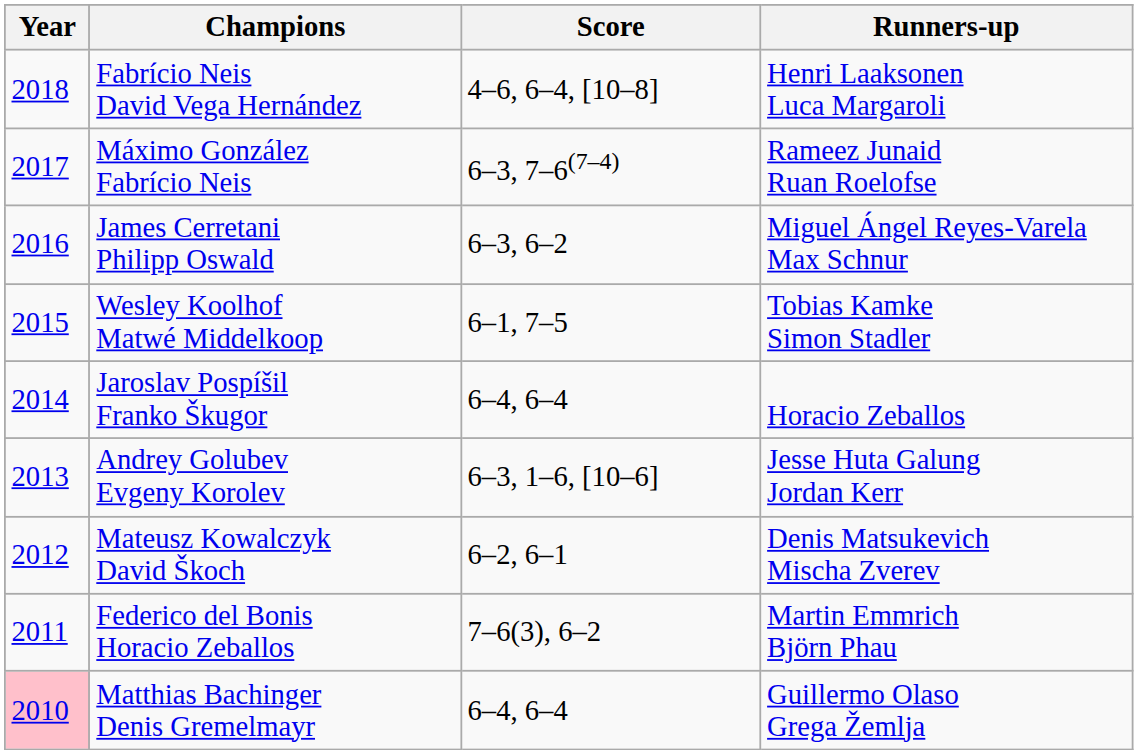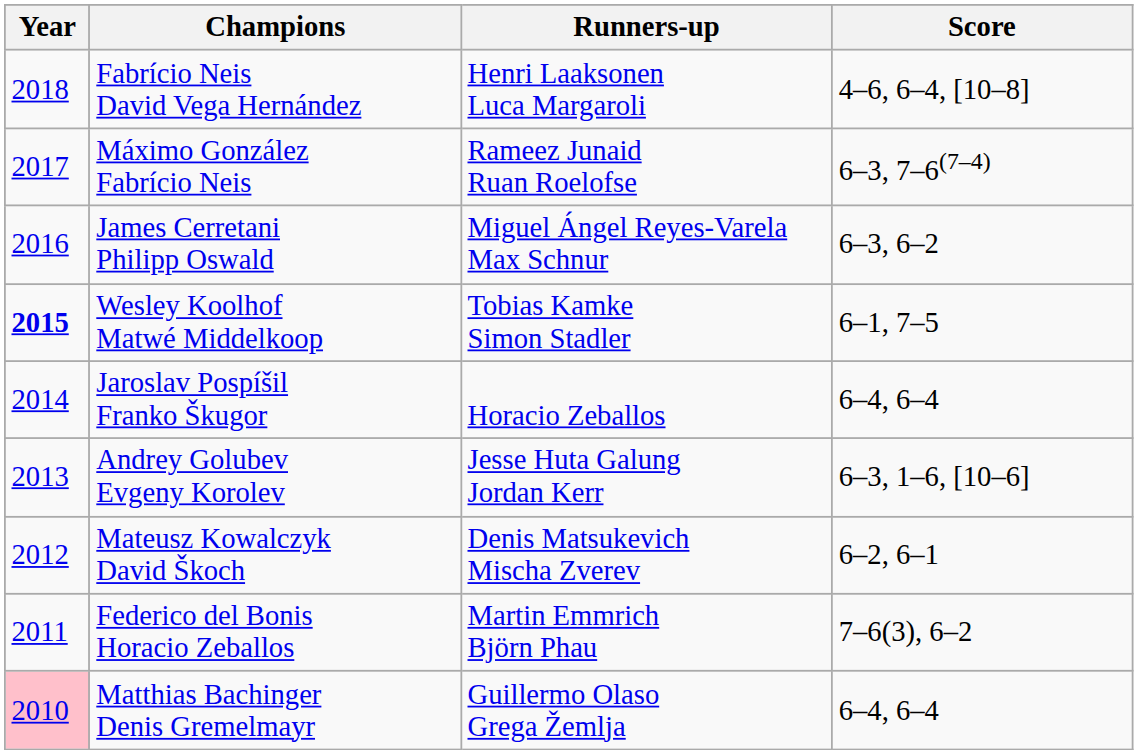columns swapped: (946, 27) <-> (611, 27)
(40, 321) normal -> (40, 321) bold
